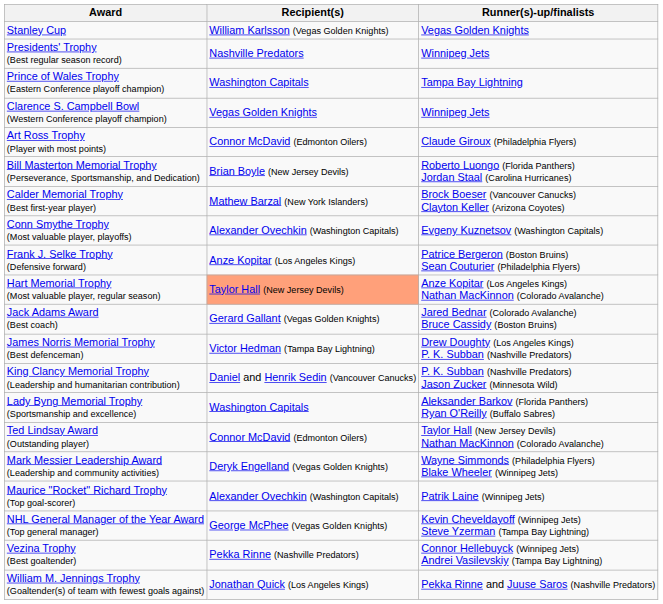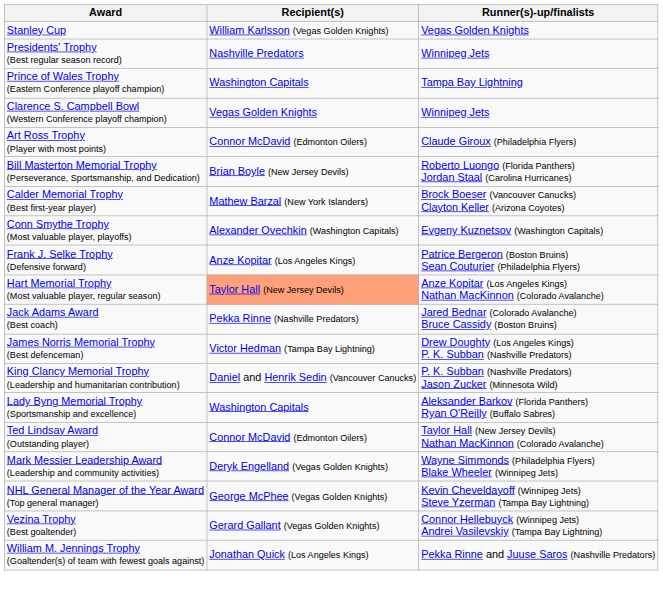(294, 319) Gerard Gallant (Vegas Golden Knights) -> (284, 319) Pekka Rinne (Nashville Predators)
- row: (87, 496)
(284, 555) Pekka Rinne (Nashville Predators) -> (294, 525) Gerard Gallant (Vegas Golden Knights)
